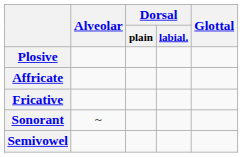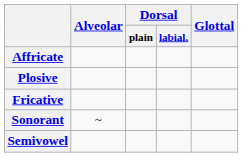rows swapped: (38, 57) <-> (38, 78)
